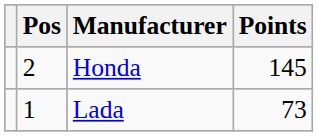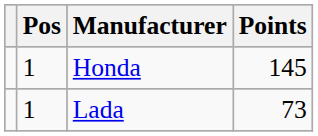(29, 67) 2 -> (29, 67) 1
